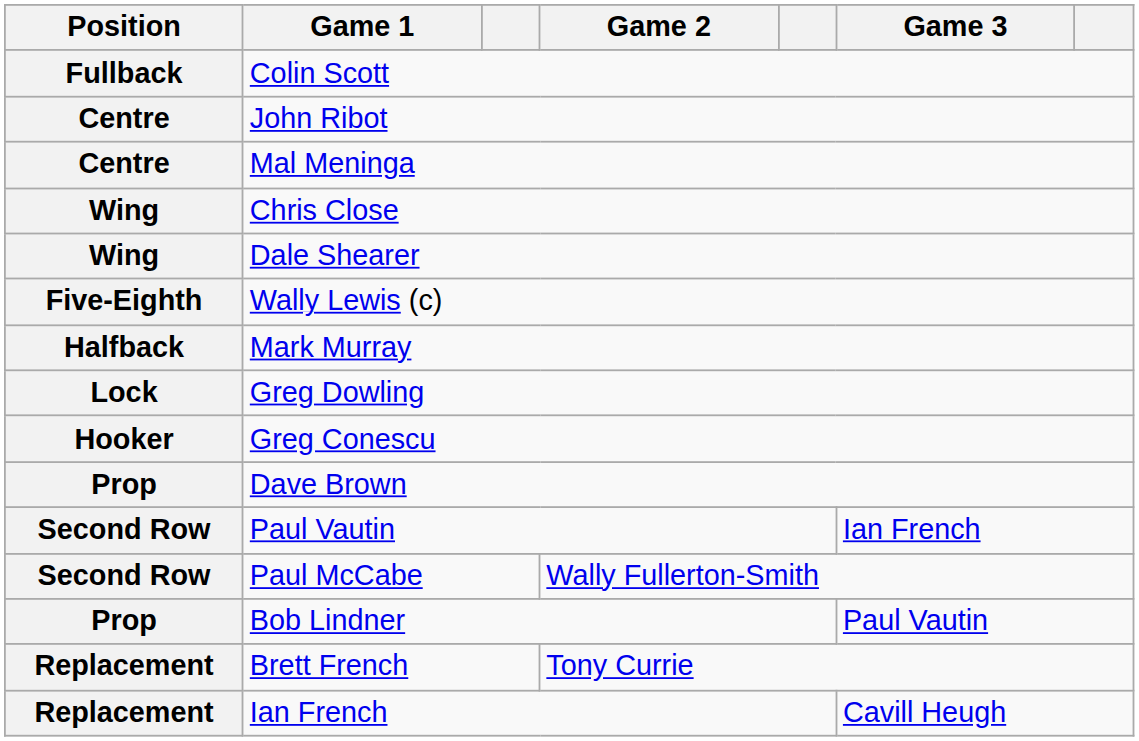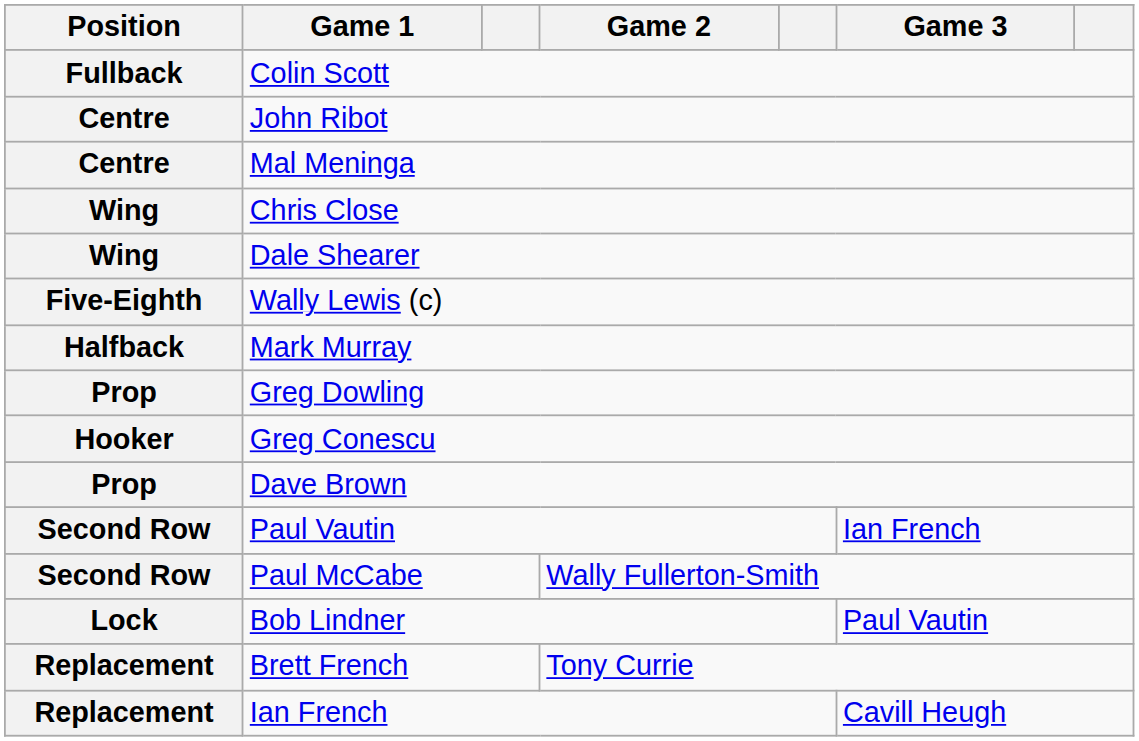(124, 392) Lock -> (124, 392) Prop
(124, 621) Prop -> (124, 621) Lock
